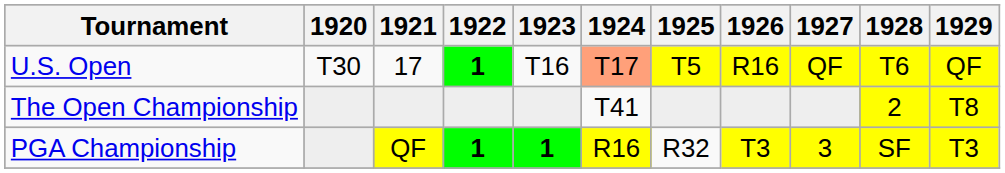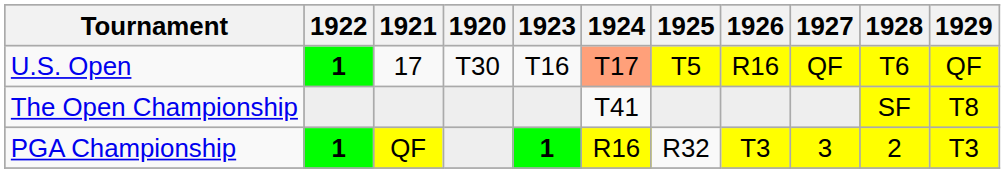columns swapped: (339, 25) <-> (478, 25)
(894, 107) 2 -> (894, 107) SF
(894, 148) SF -> (894, 148) 2
